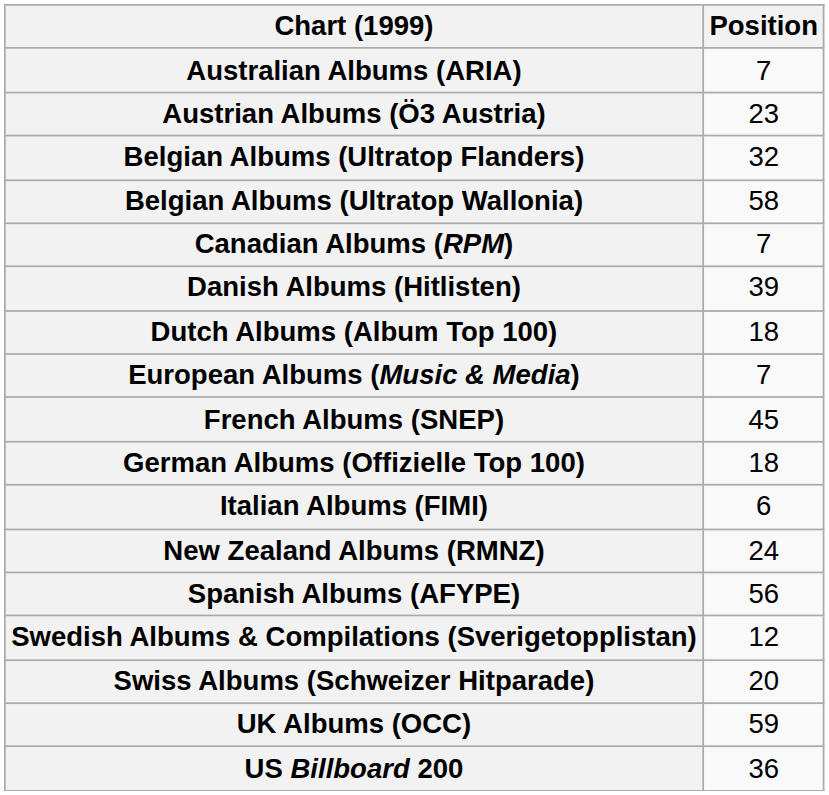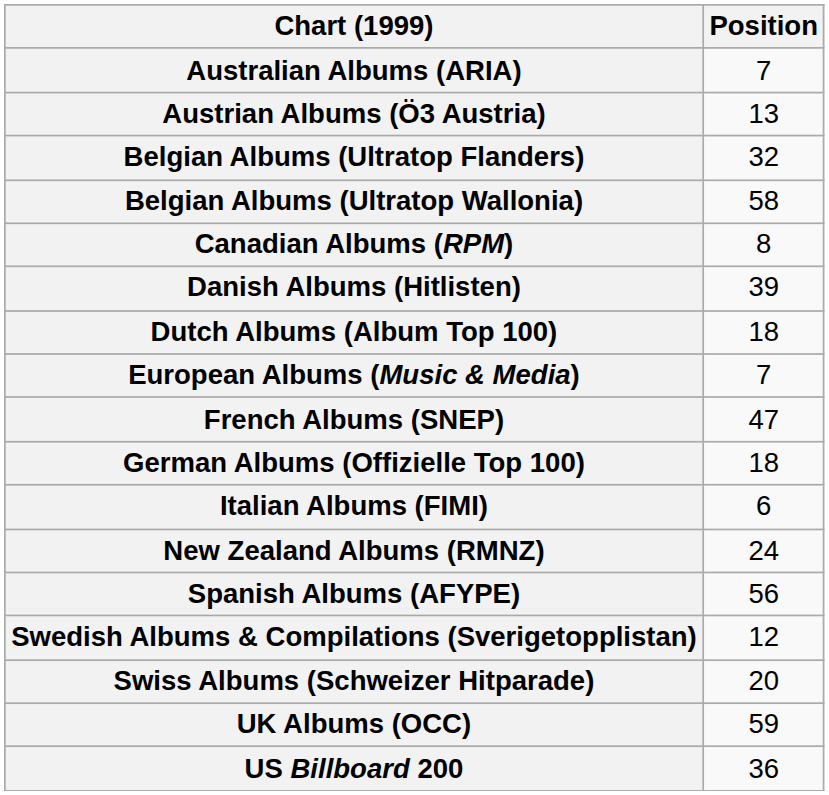(764, 113) 23 -> (764, 113) 13
(764, 244) 7 -> (764, 244) 8
(764, 419) 45 -> (764, 419) 47
